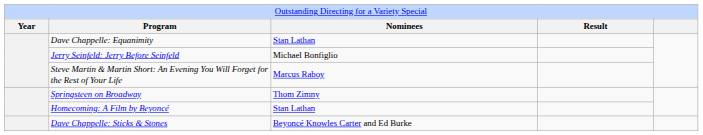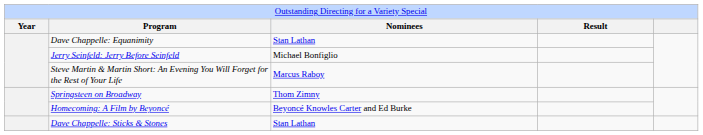(294, 109) Stan Lathan -> (342, 109) Beyoncé Knowles Carter and Ed Burke
(342, 123) Beyoncé Knowles Carter and Ed Burke -> (294, 123) Stan Lathan
